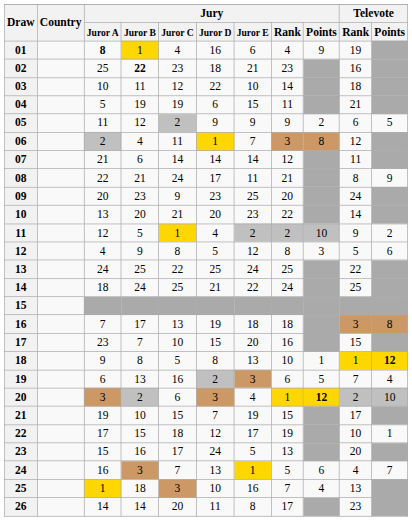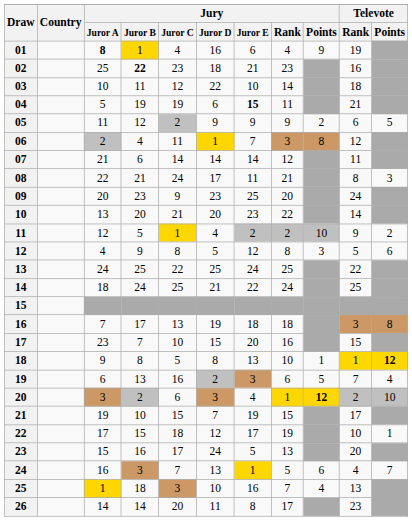(253, 104) normal -> (253, 104) bold
(390, 178) 9 -> (390, 178) 3
